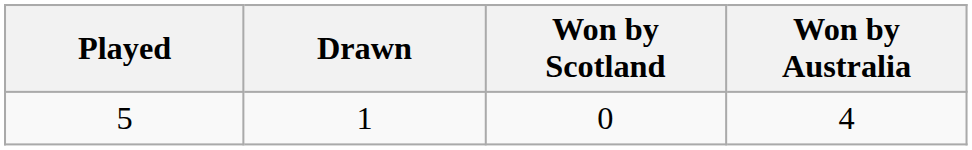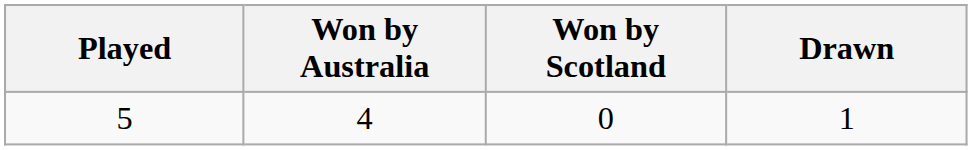columns swapped: (847, 48) <-> (364, 48)
